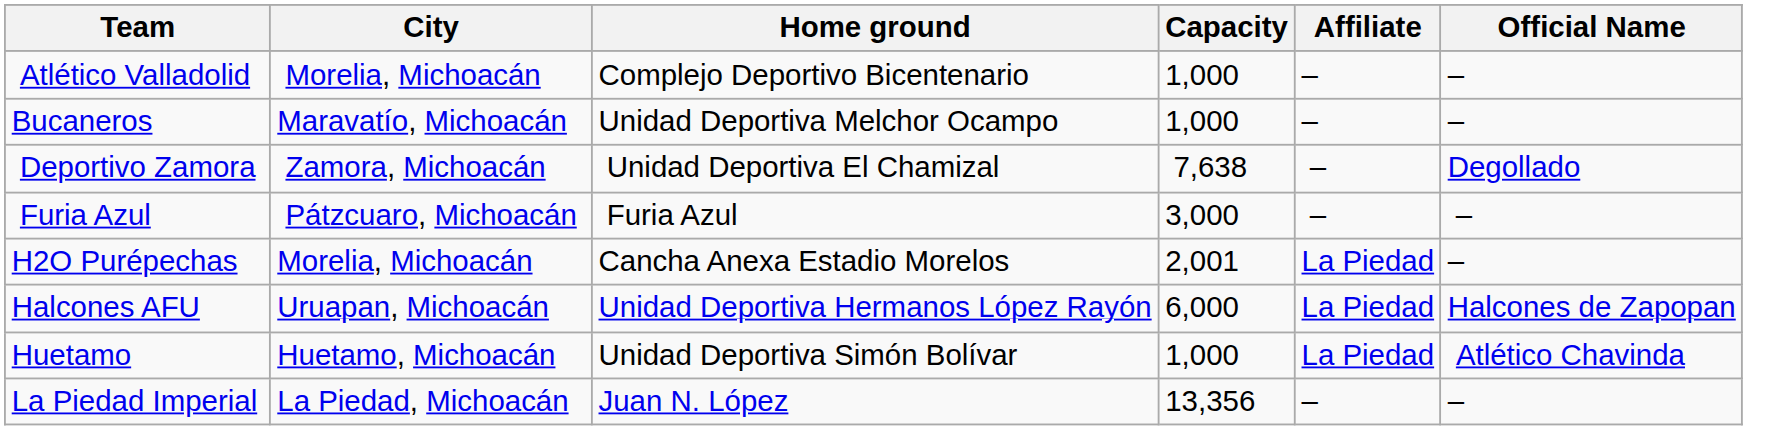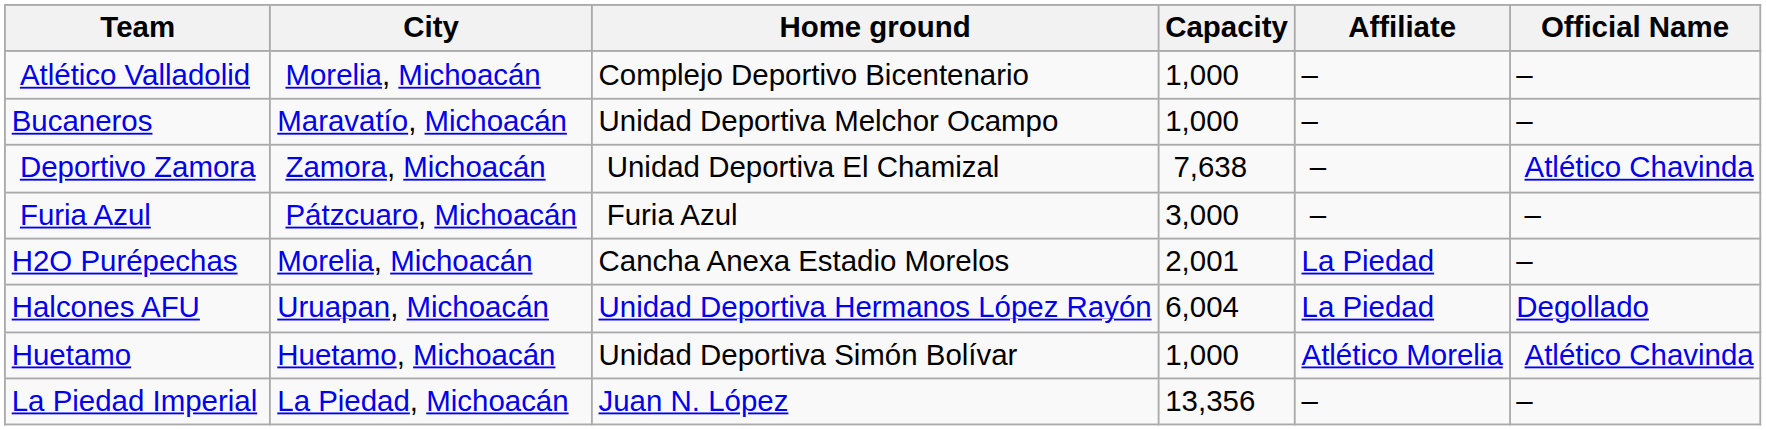(1514, 167) Degollado -> (1635, 167) Atlético Chavinda
(1202, 307) 6,000 -> (1202, 307) 6,004
(1592, 307) Halcones de Zapopan -> (1583, 307) Degollado
(1368, 354) La Piedad -> (1402, 354) Atlético Morelia
